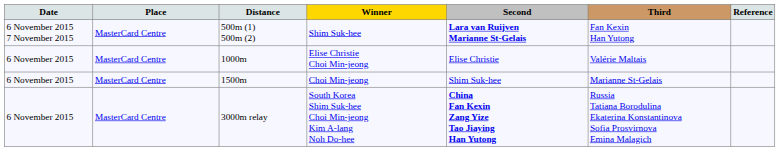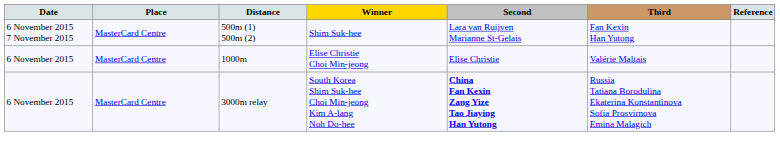(488, 32) bold -> (485, 32) normal
- row: (234, 79)
